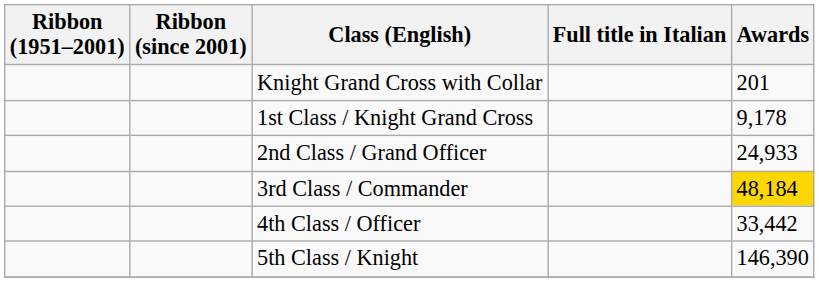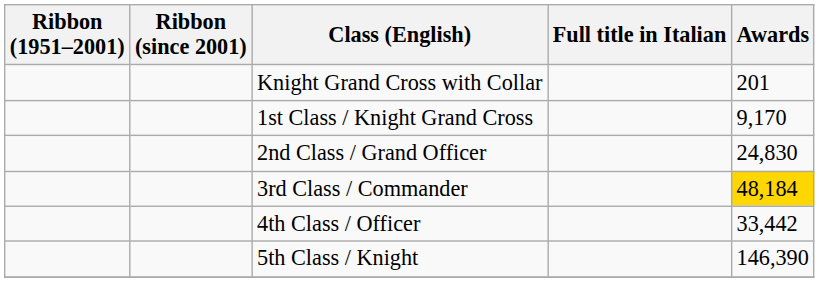(762, 117) 9,178 -> (762, 117) 9,170
(767, 152) 24,933 -> (767, 152) 24,830
